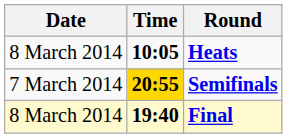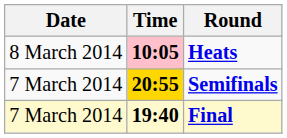(155, 52) no background -> (155, 52) pink background
(66, 116) 8 March 2014 -> (66, 116) 7 March 2014
